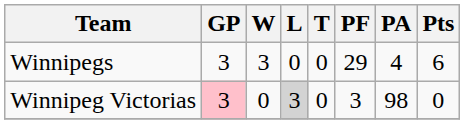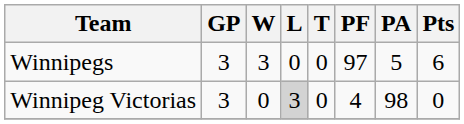(355, 61) 29 -> (355, 61) 97
(396, 61) 4 -> (396, 61) 5
(224, 99) pink background -> (224, 99) no background
(355, 99) 3 -> (355, 99) 4
